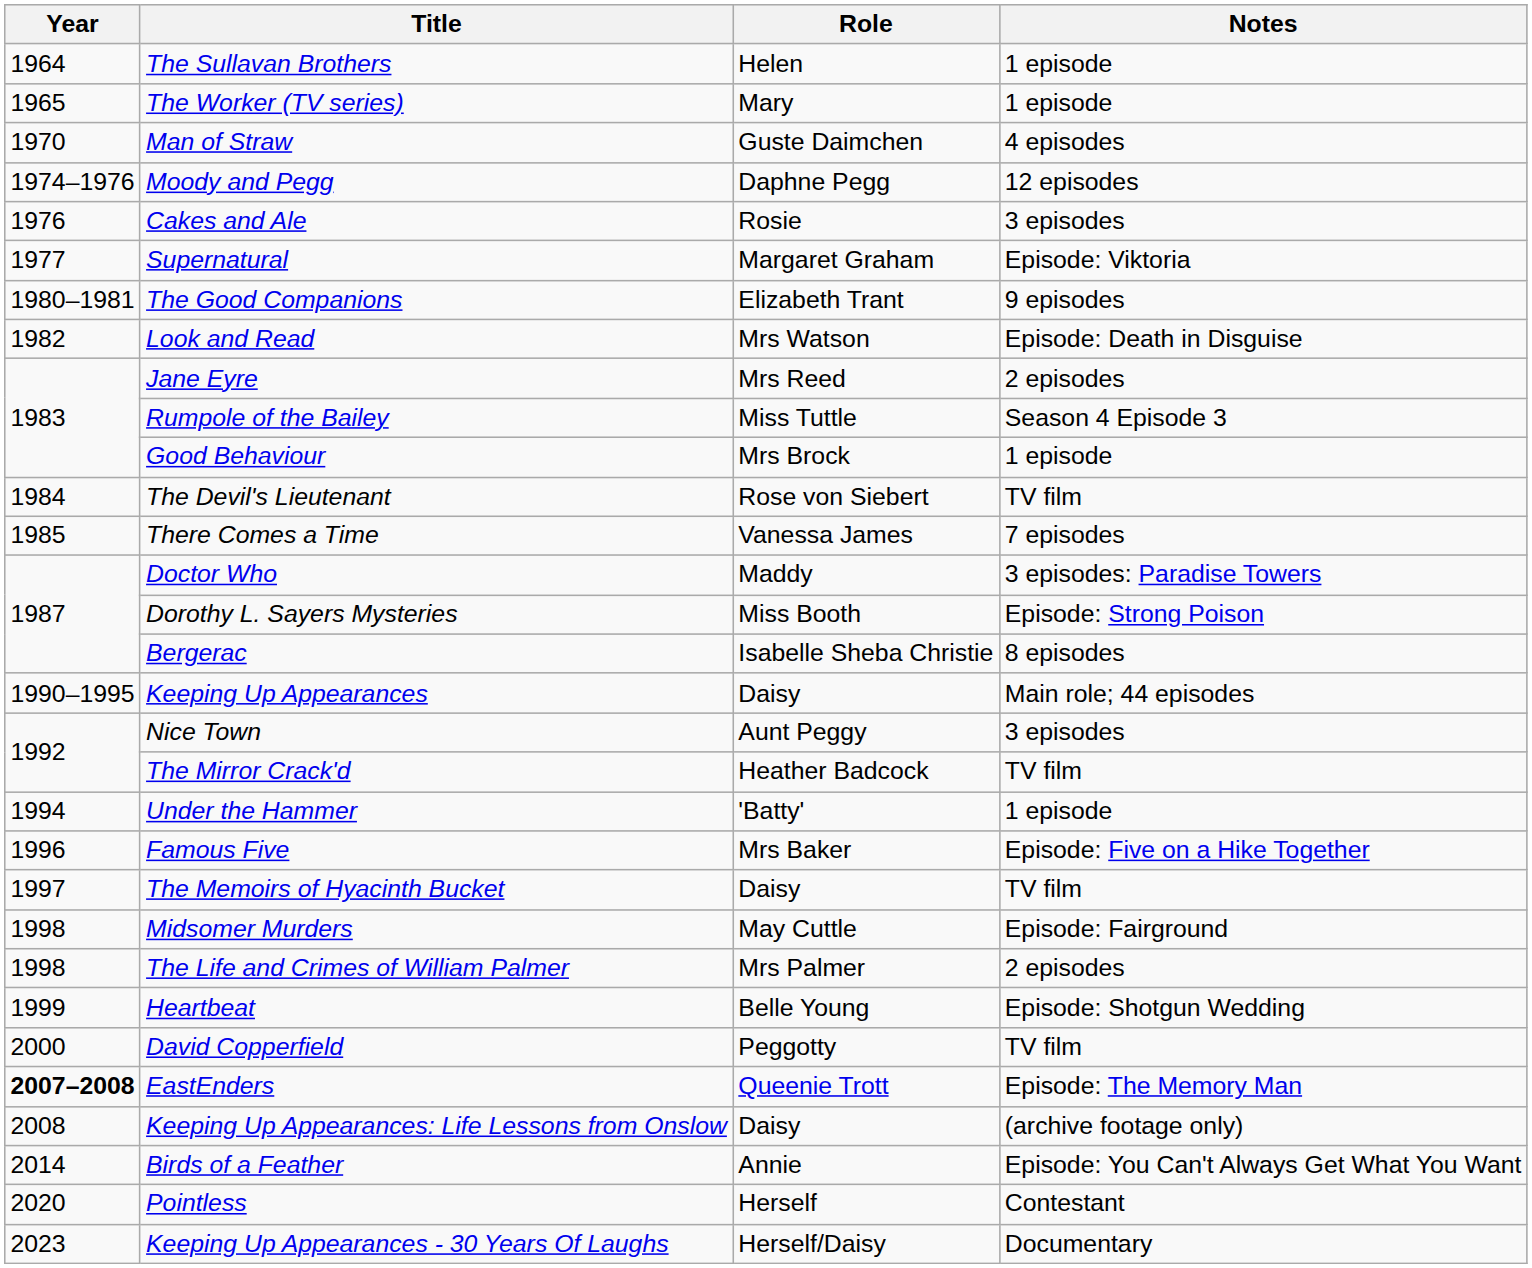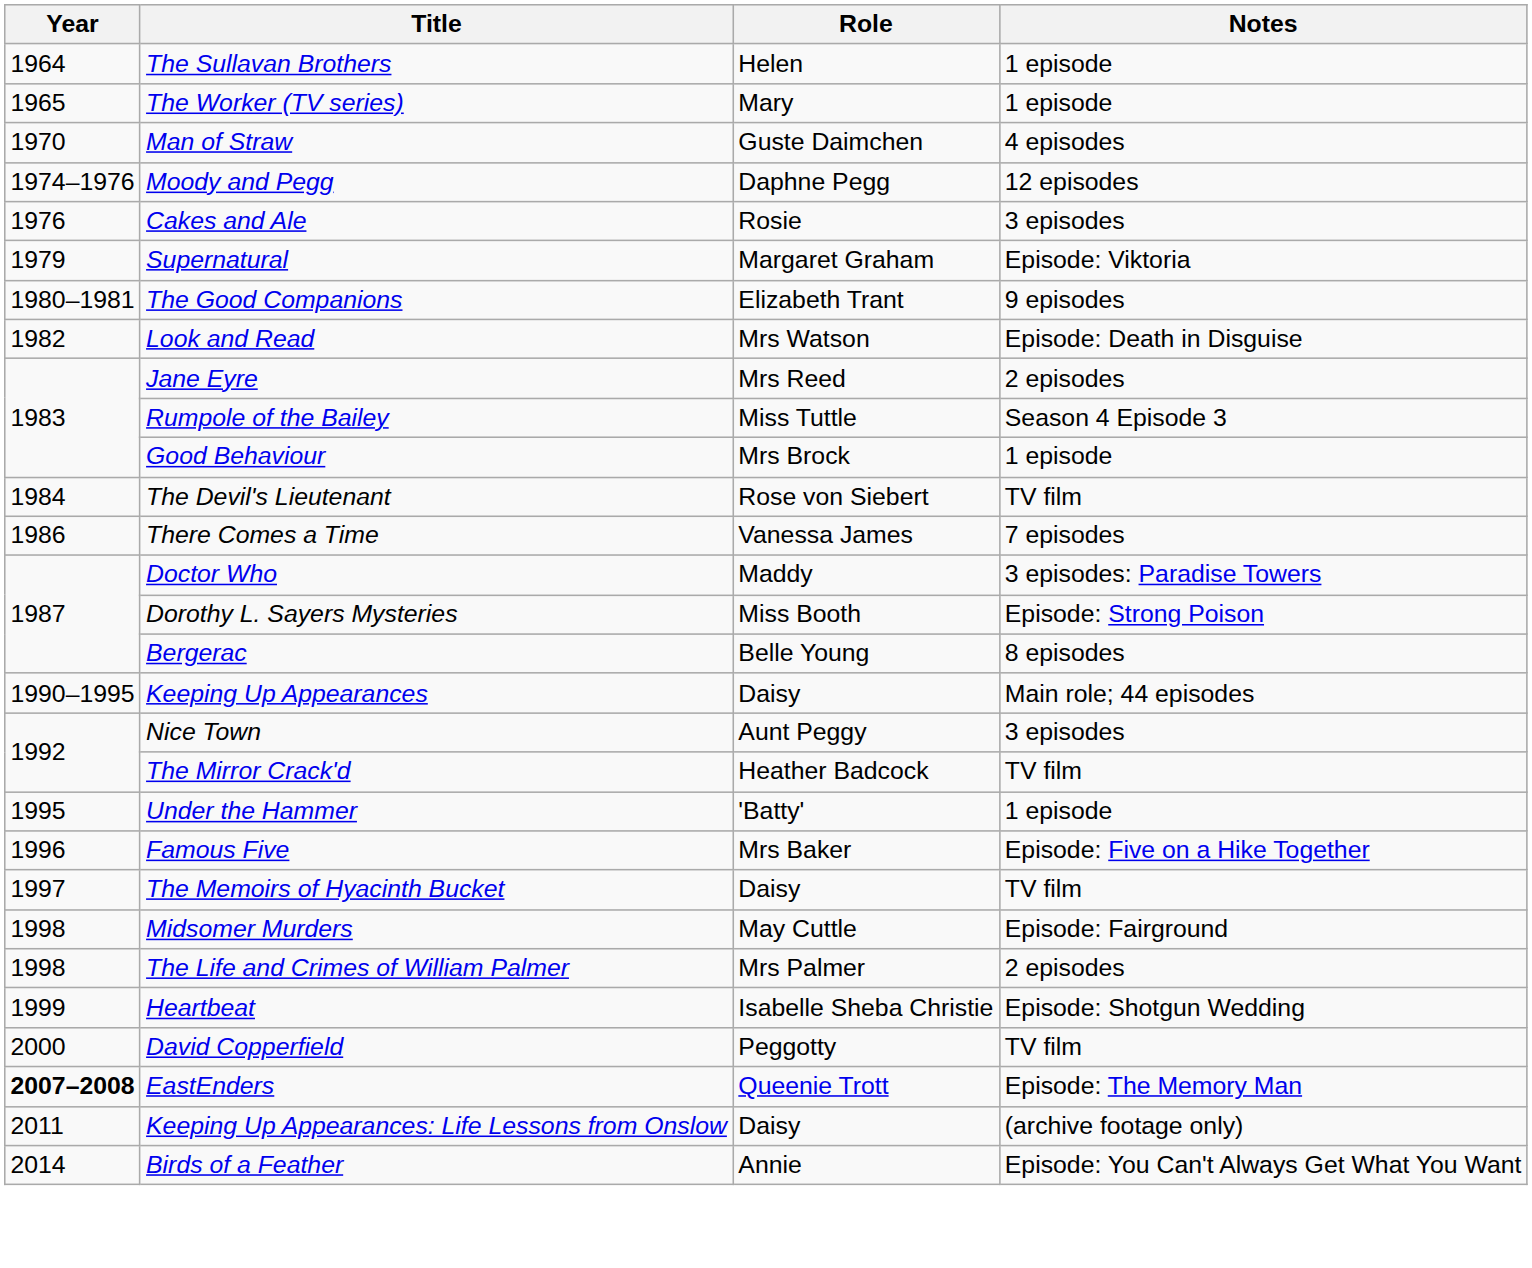(38, 260) 1977 -> (38, 260) 1979
(38, 535) 1985 -> (38, 535) 1986
(866, 653) Isabelle Sheba Christie -> (804, 653) Belle Young
(38, 810) 1994 -> (38, 810) 1995
(804, 1007) Belle Young -> (866, 1007) Isabelle Sheba Christie
(38, 1125) 2008 -> (37, 1125) 2011
- row: (196, 1204)
- row: (407, 1243)
